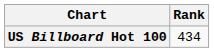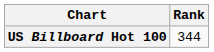(189, 37) 434 -> (189, 37) 344
